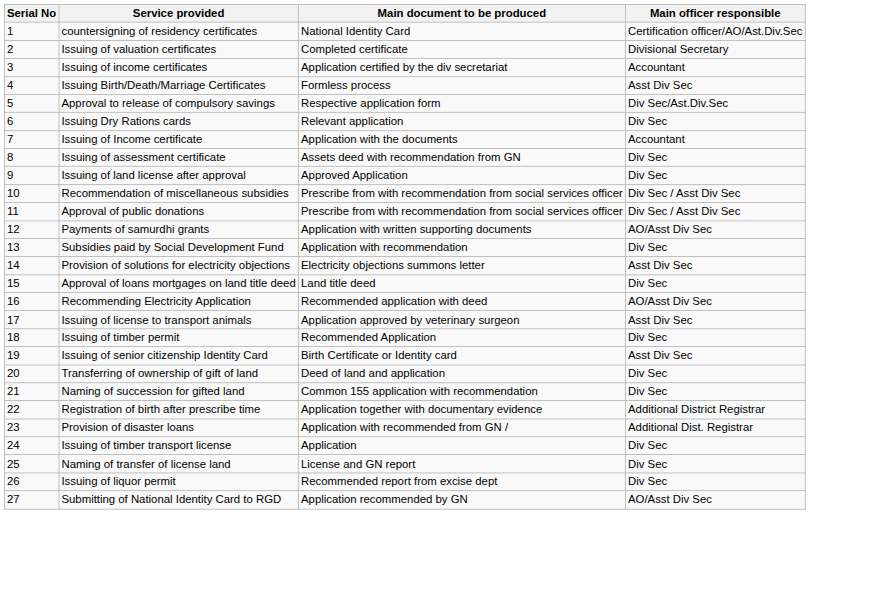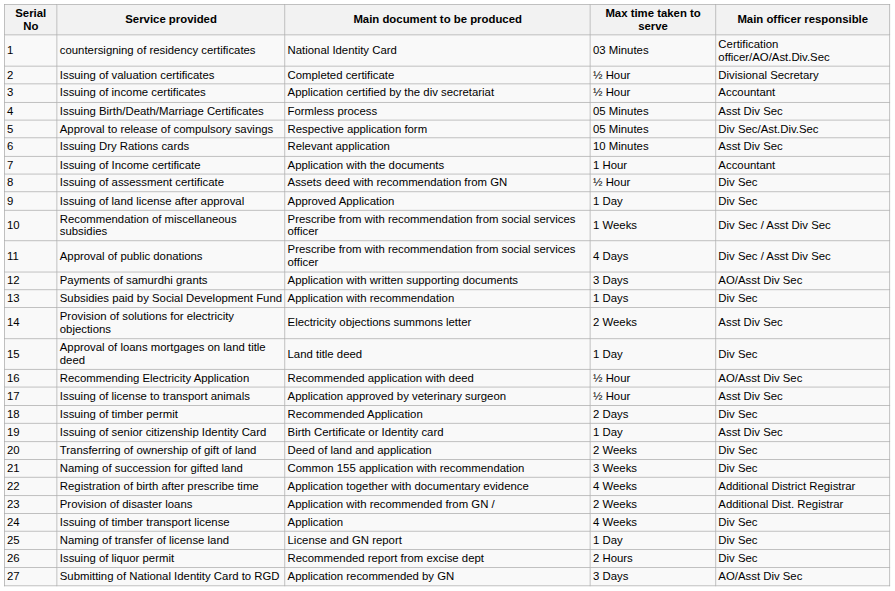+ column: (653, 19)
(648, 121) Div Sec -> (751, 147) Asst Div Sec
